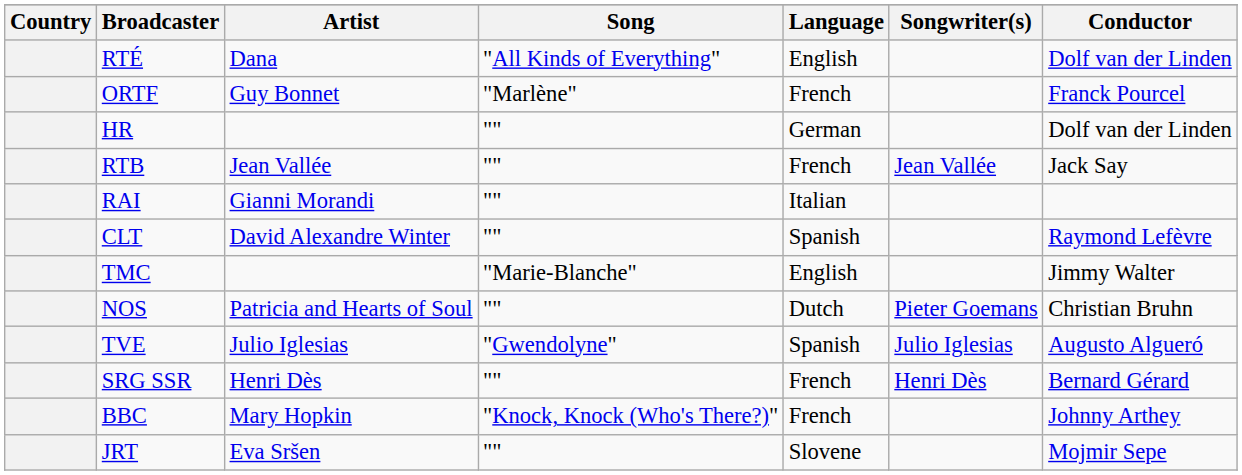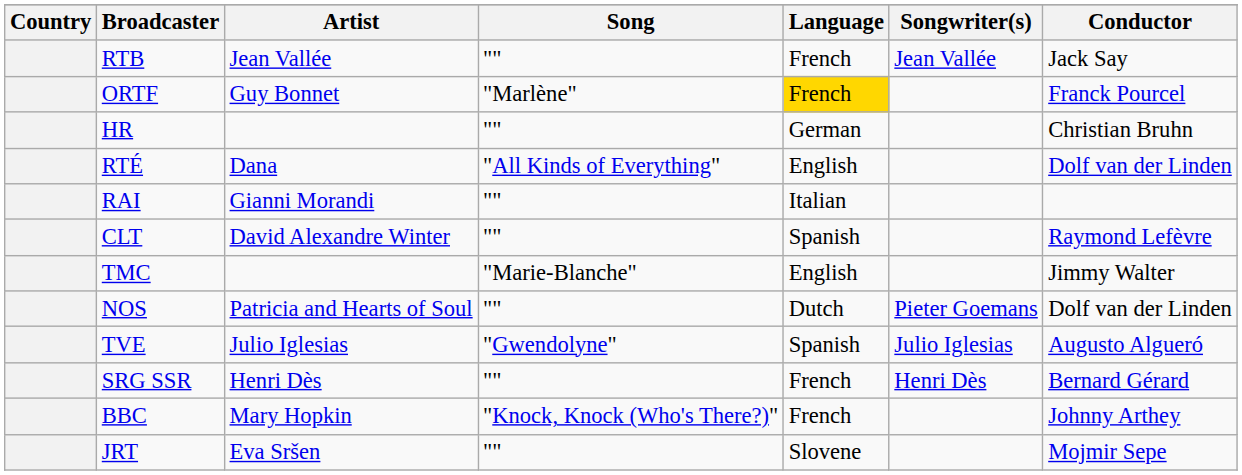rows swapped: (123, 165) <-> (122, 58)
(820, 93) no background -> (820, 93) gold background
(1140, 129) Dolf van der Linden -> (1121, 129) Christian Bruhn
(1121, 308) Christian Bruhn -> (1140, 308) Dolf van der Linden
